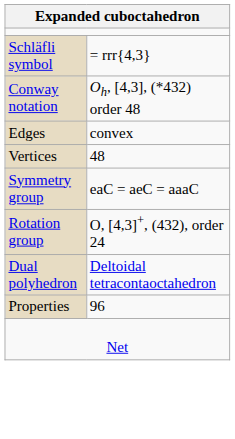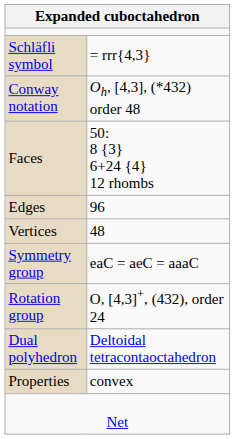+ row: (26, 158)
(112, 132) convex -> (97, 207) 96
(97, 306) 96 -> (112, 381) convex
